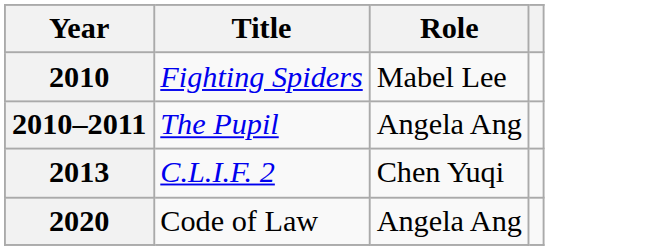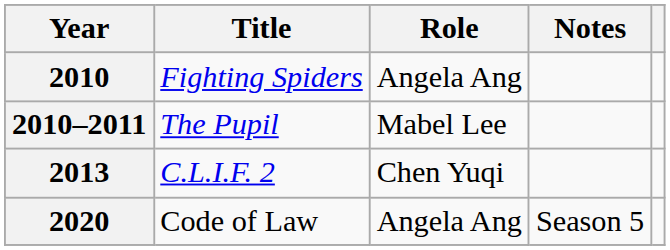+ column: (590, 28)
(442, 76) Mabel Lee -> (449, 76) Angela Ang
(449, 124) Angela Ang -> (442, 124) Mabel Lee
